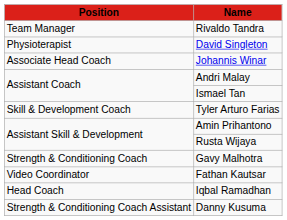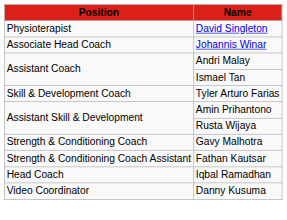- row: (230, 28)
(48, 175) Video Coordinator -> (99, 158) Strength & Conditioning Coach Assistant
(99, 207) Strength & Conditioning Coach Assistant -> (48, 191) Video Coordinator
